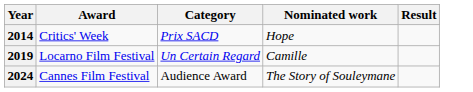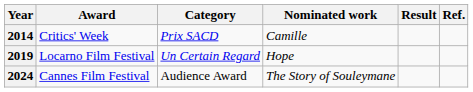+ column: (454, 14)
(280, 35) Hope -> (287, 35) Camille
(287, 55) Camille -> (280, 55) Hope
